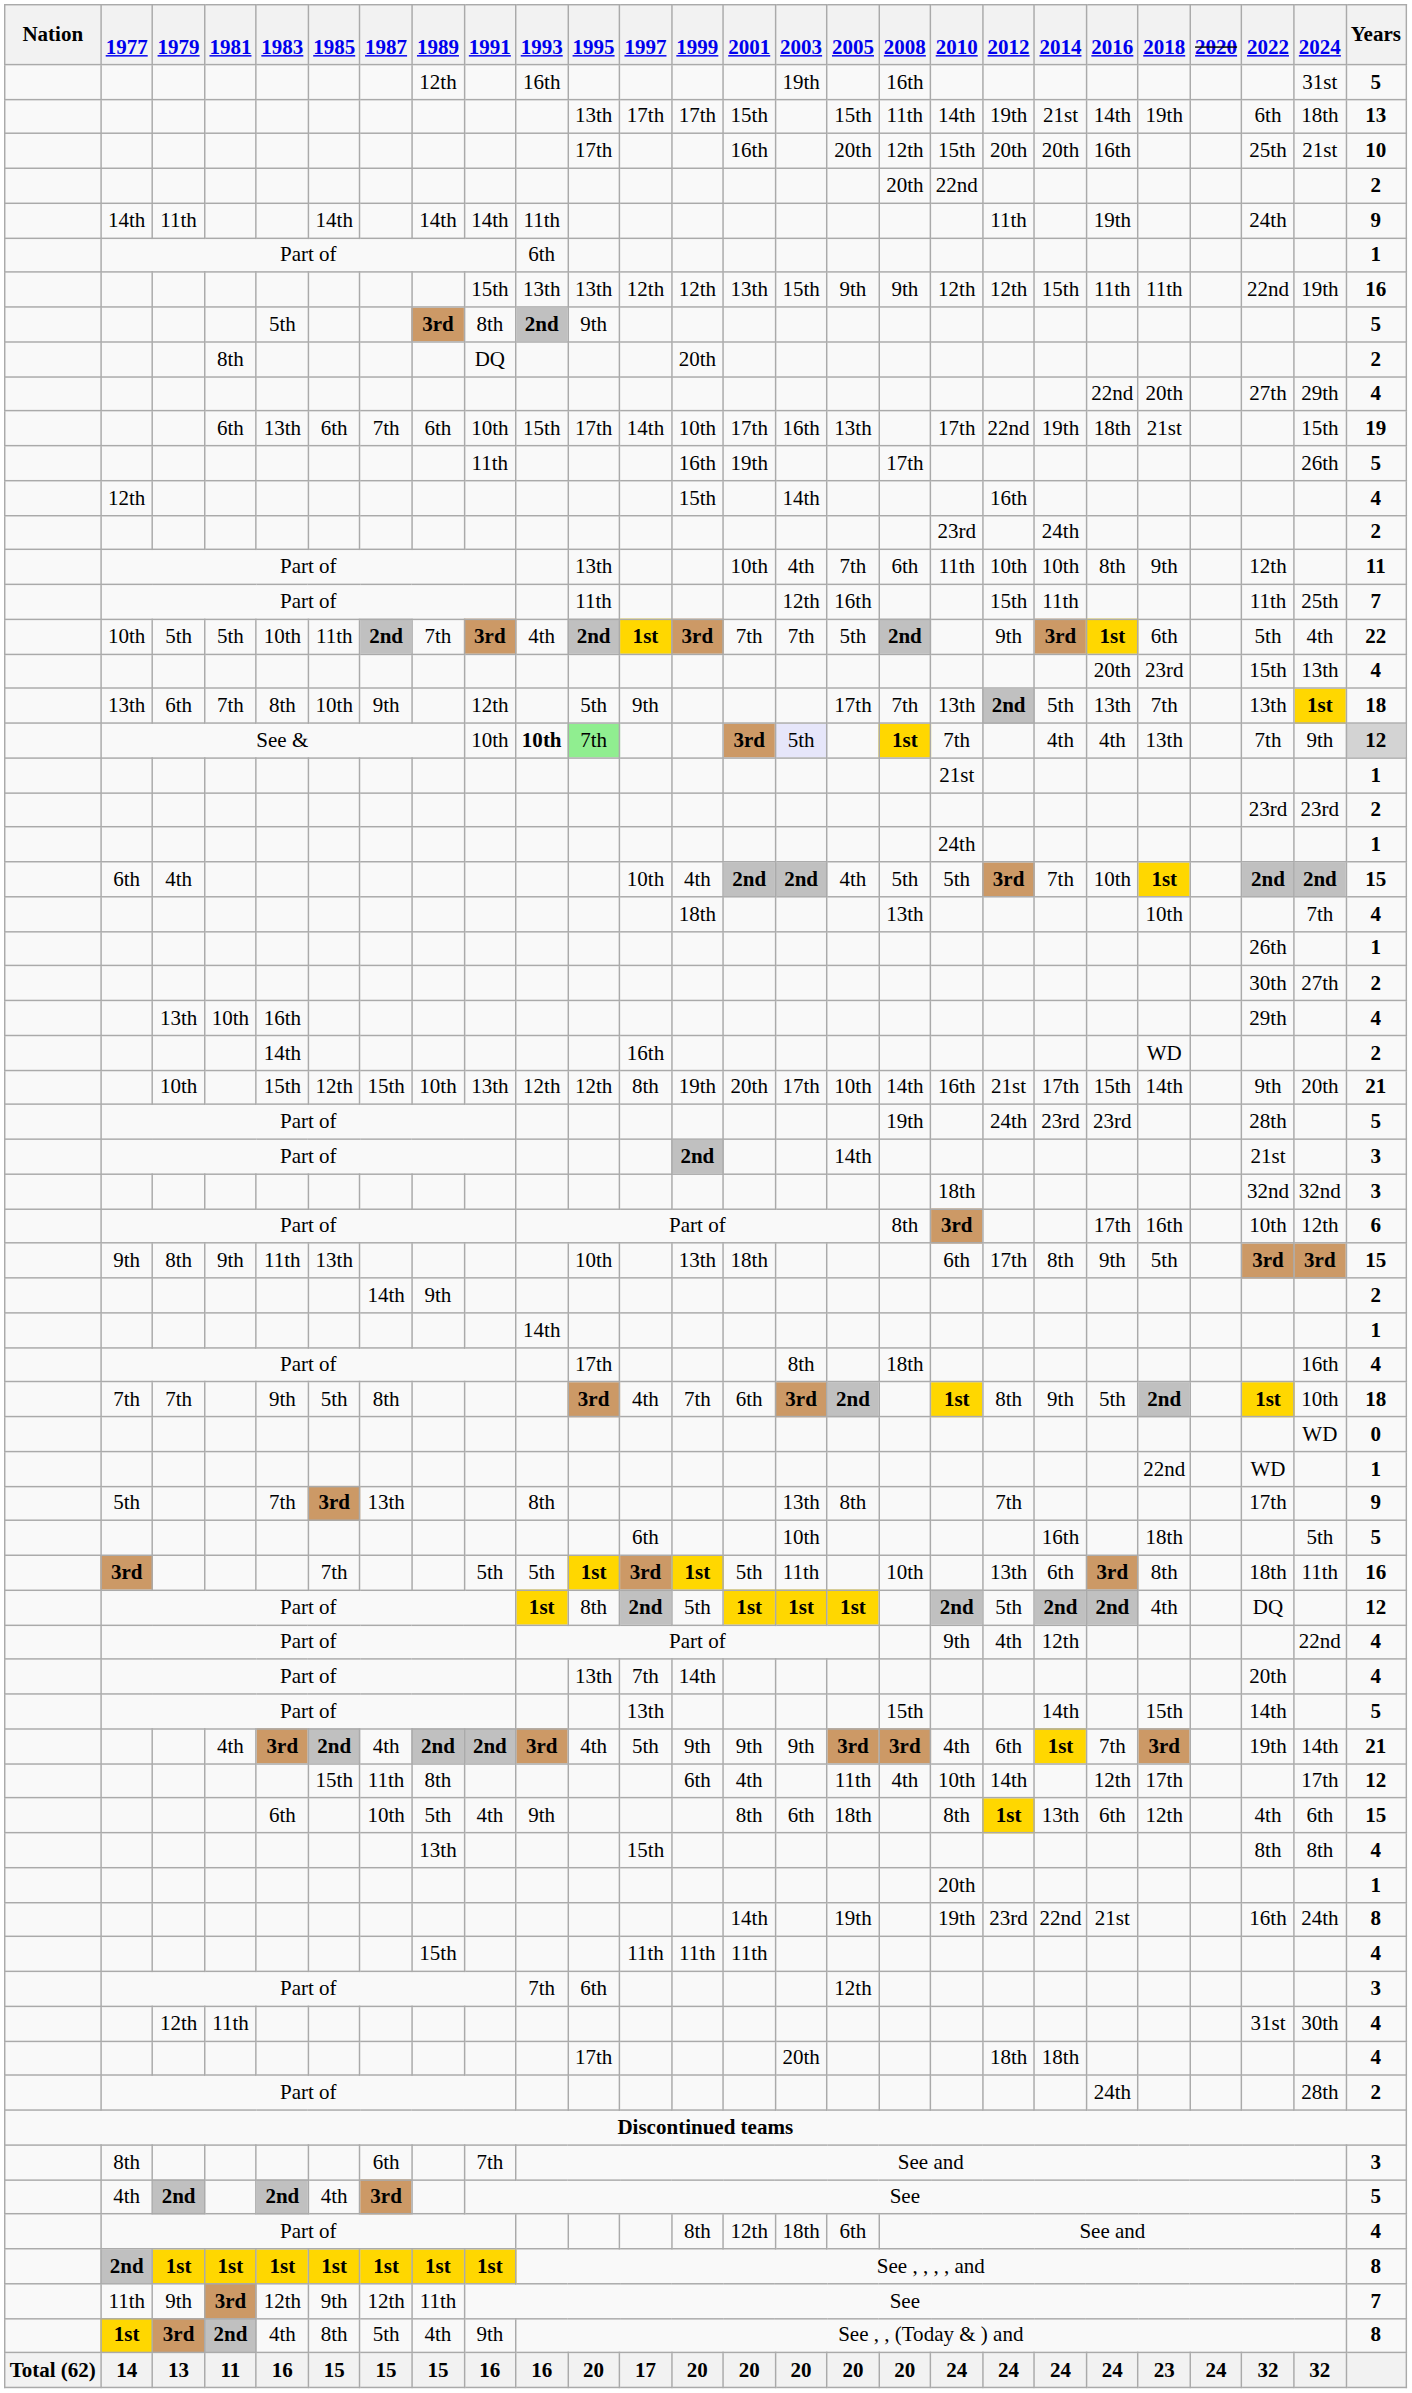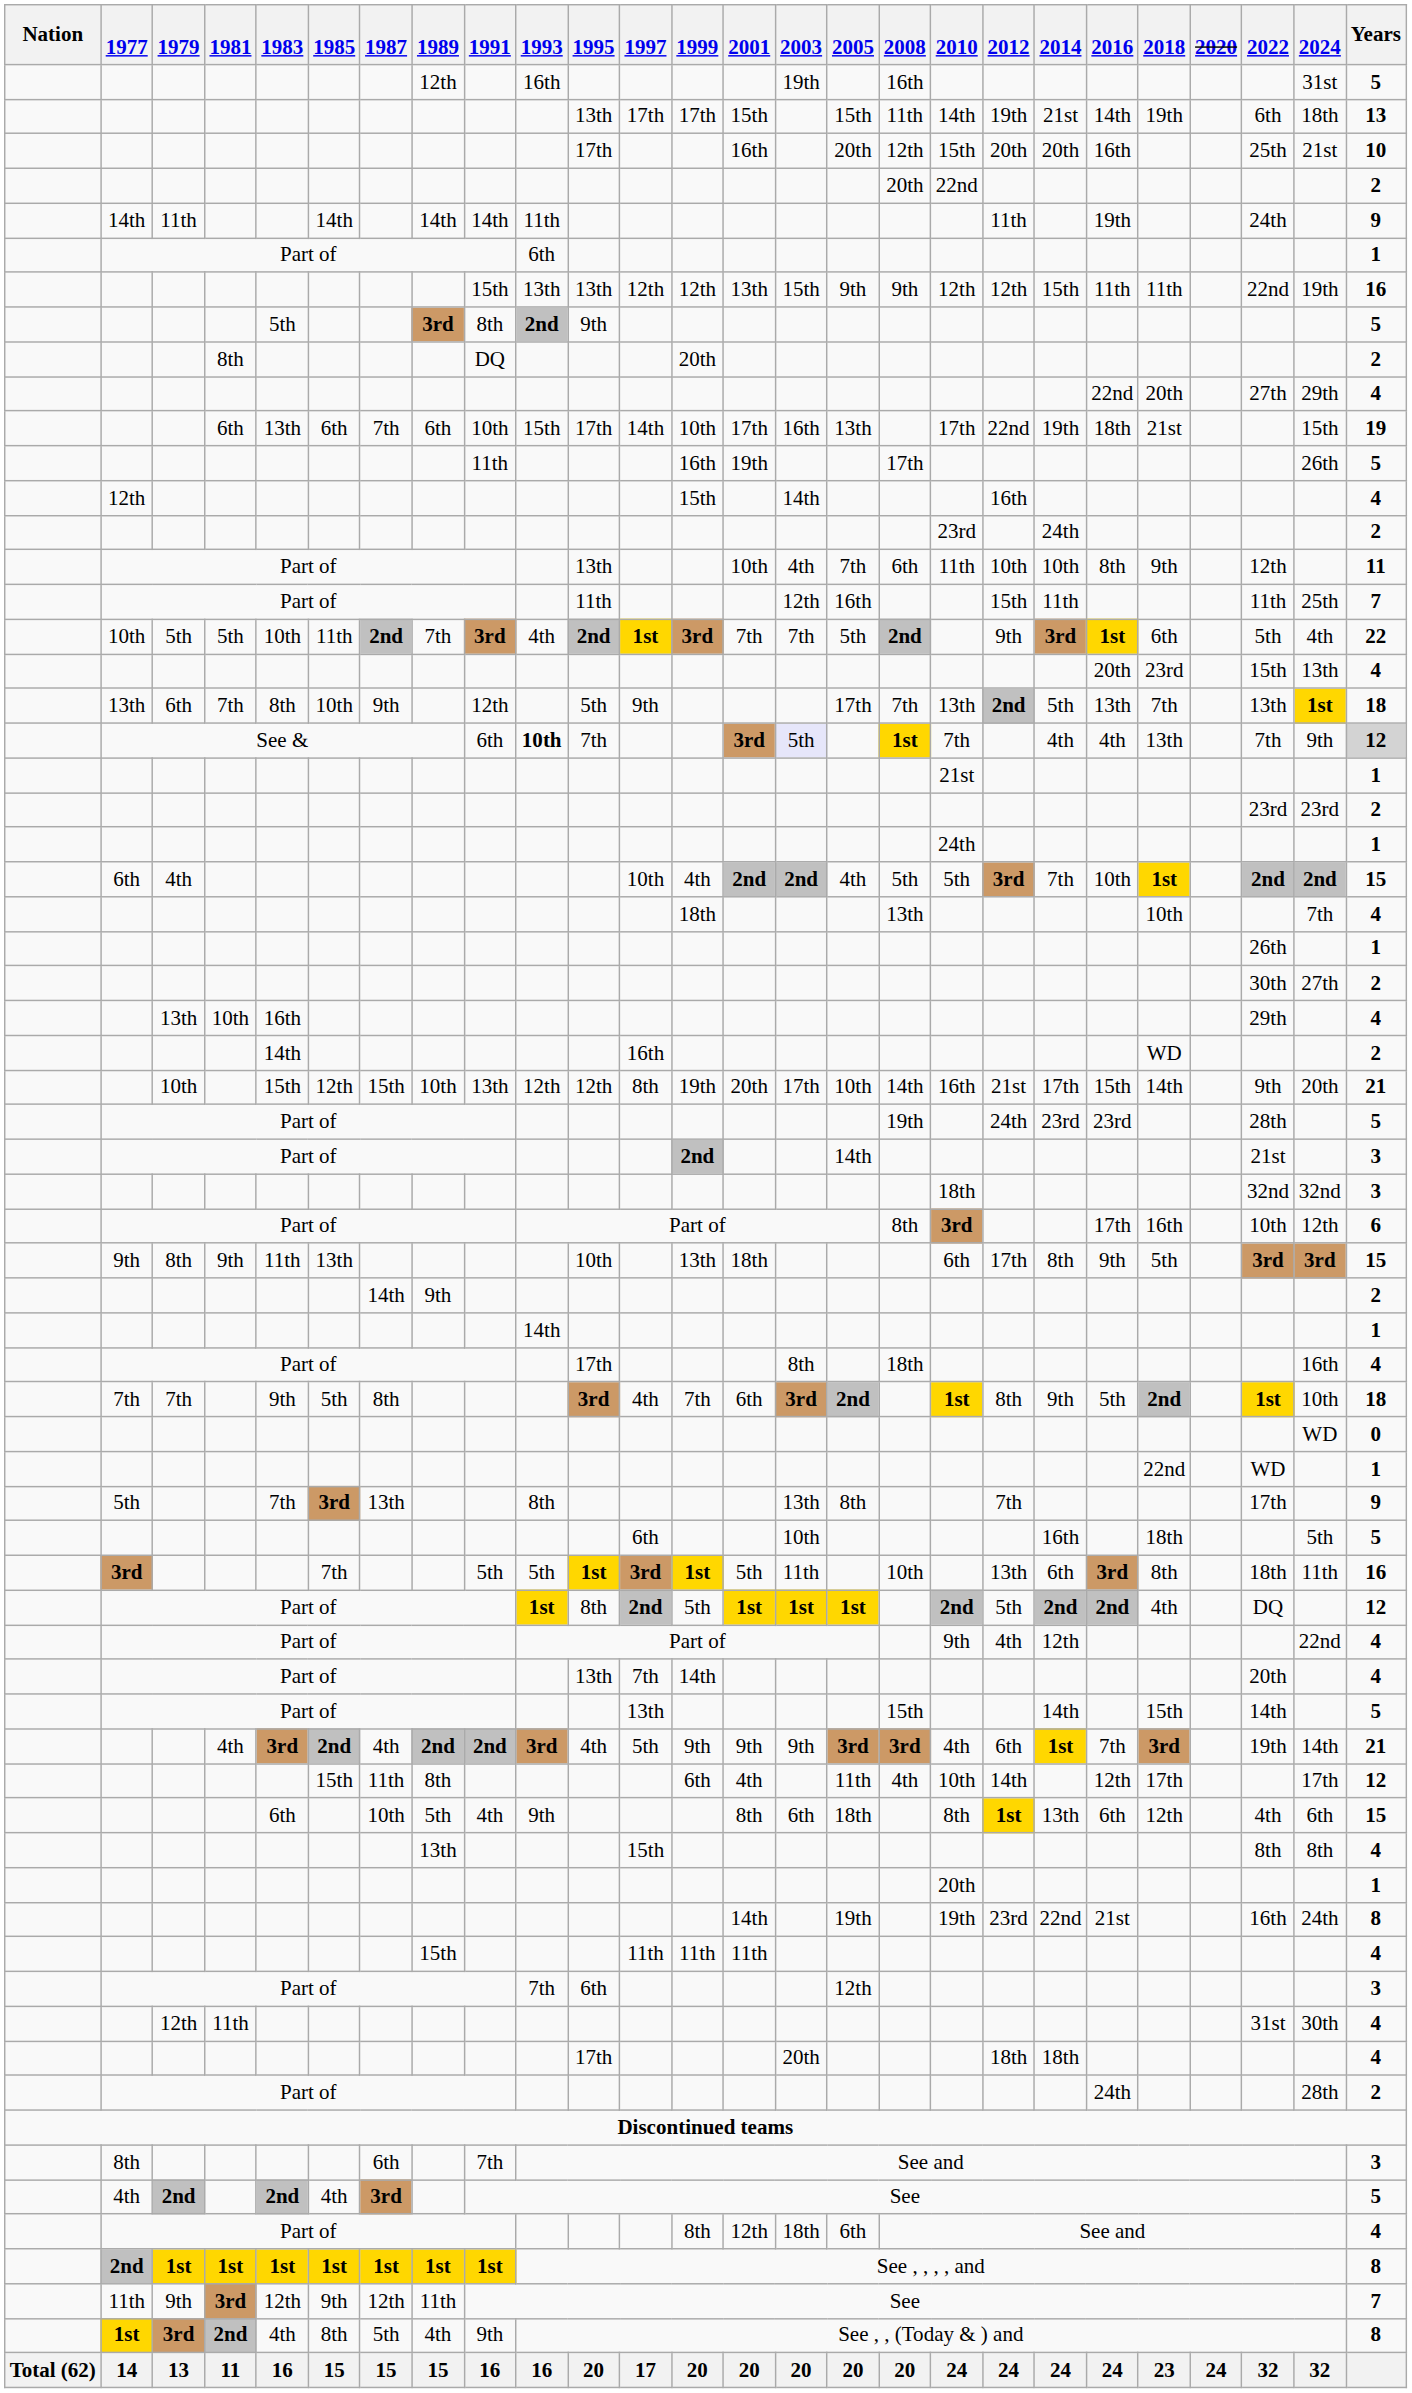(490, 740) 10th -> (490, 740) 6th
(594, 740) lightgreen background -> (594, 740) no background
